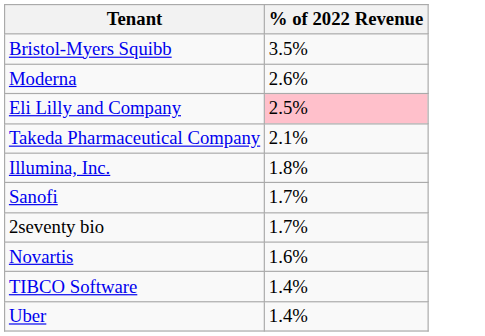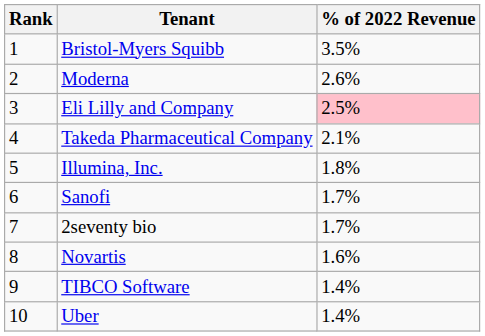+ column: (31, 19)
